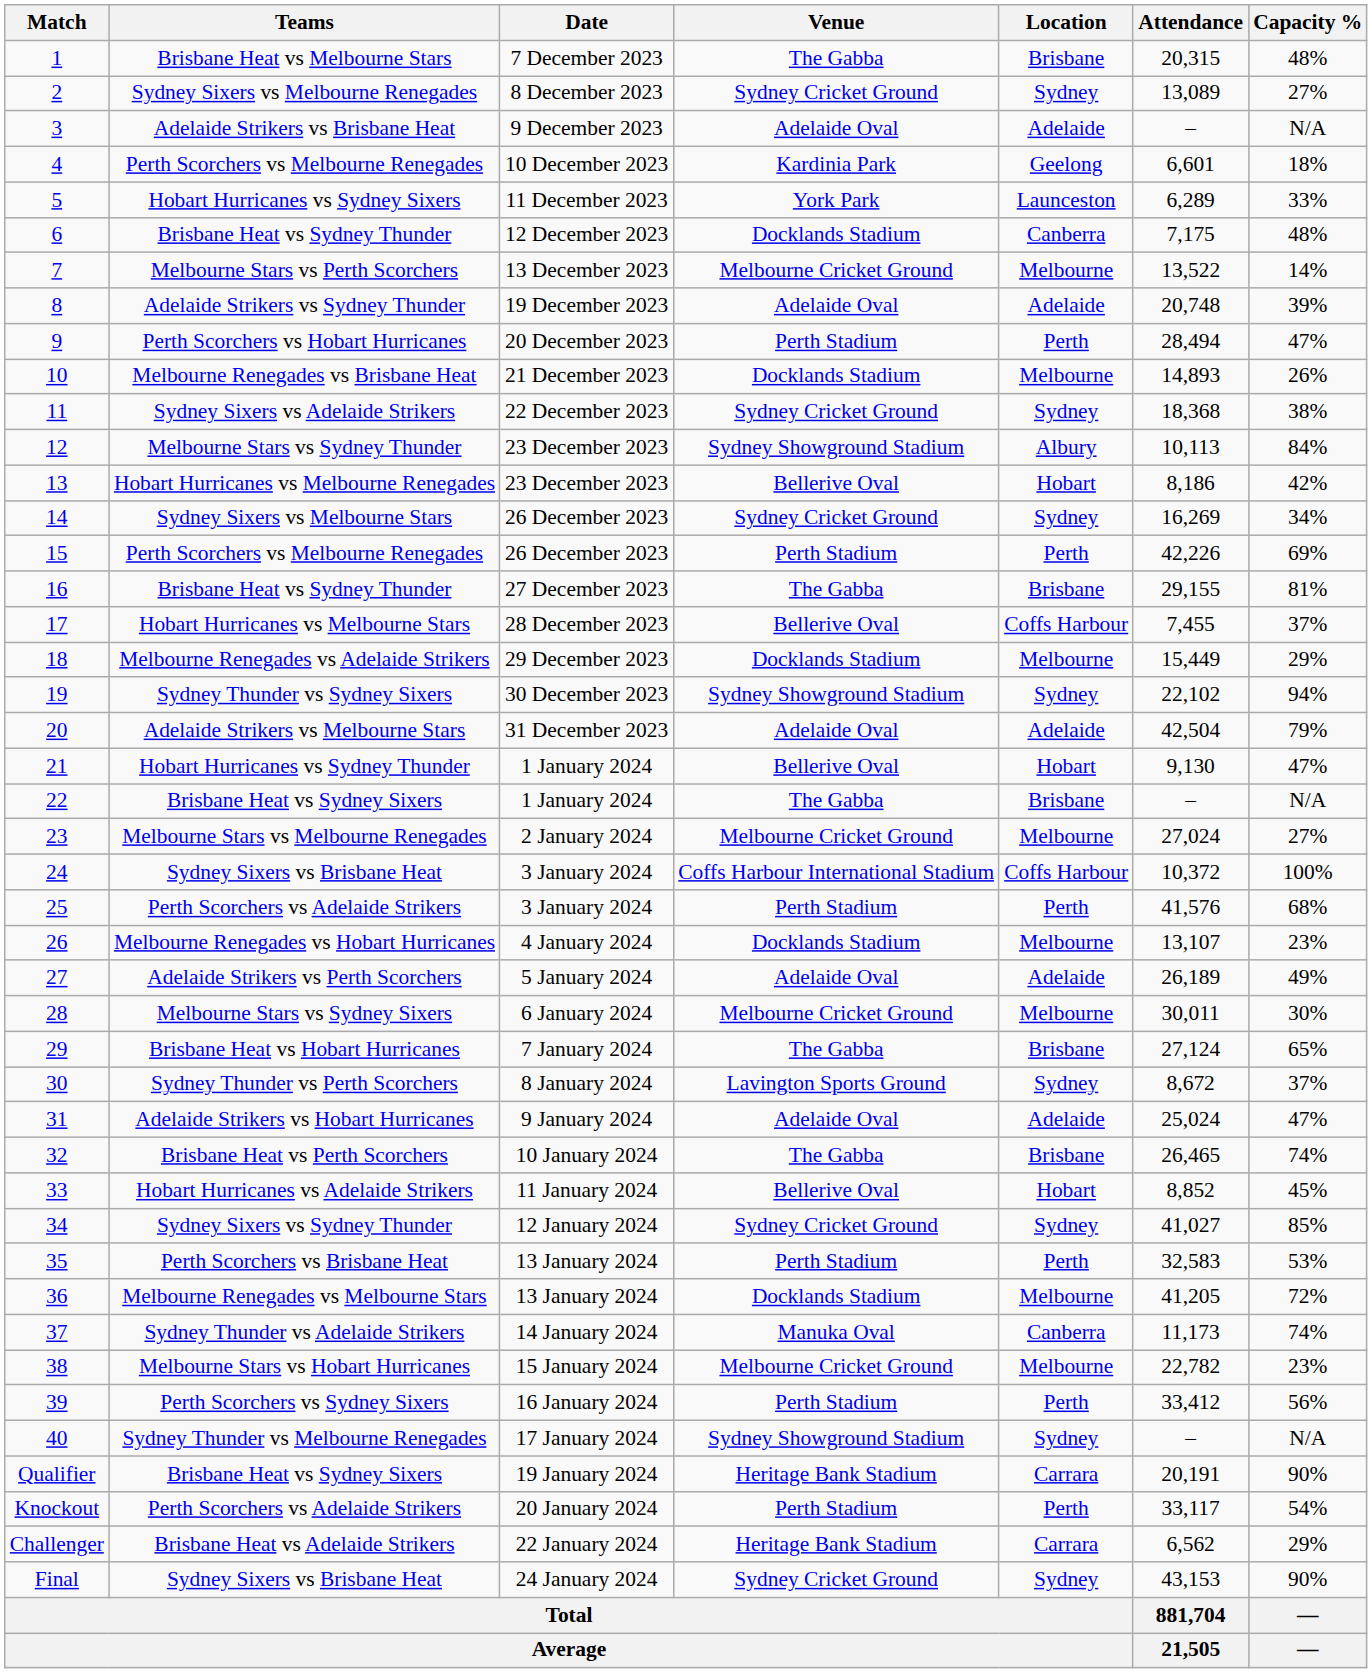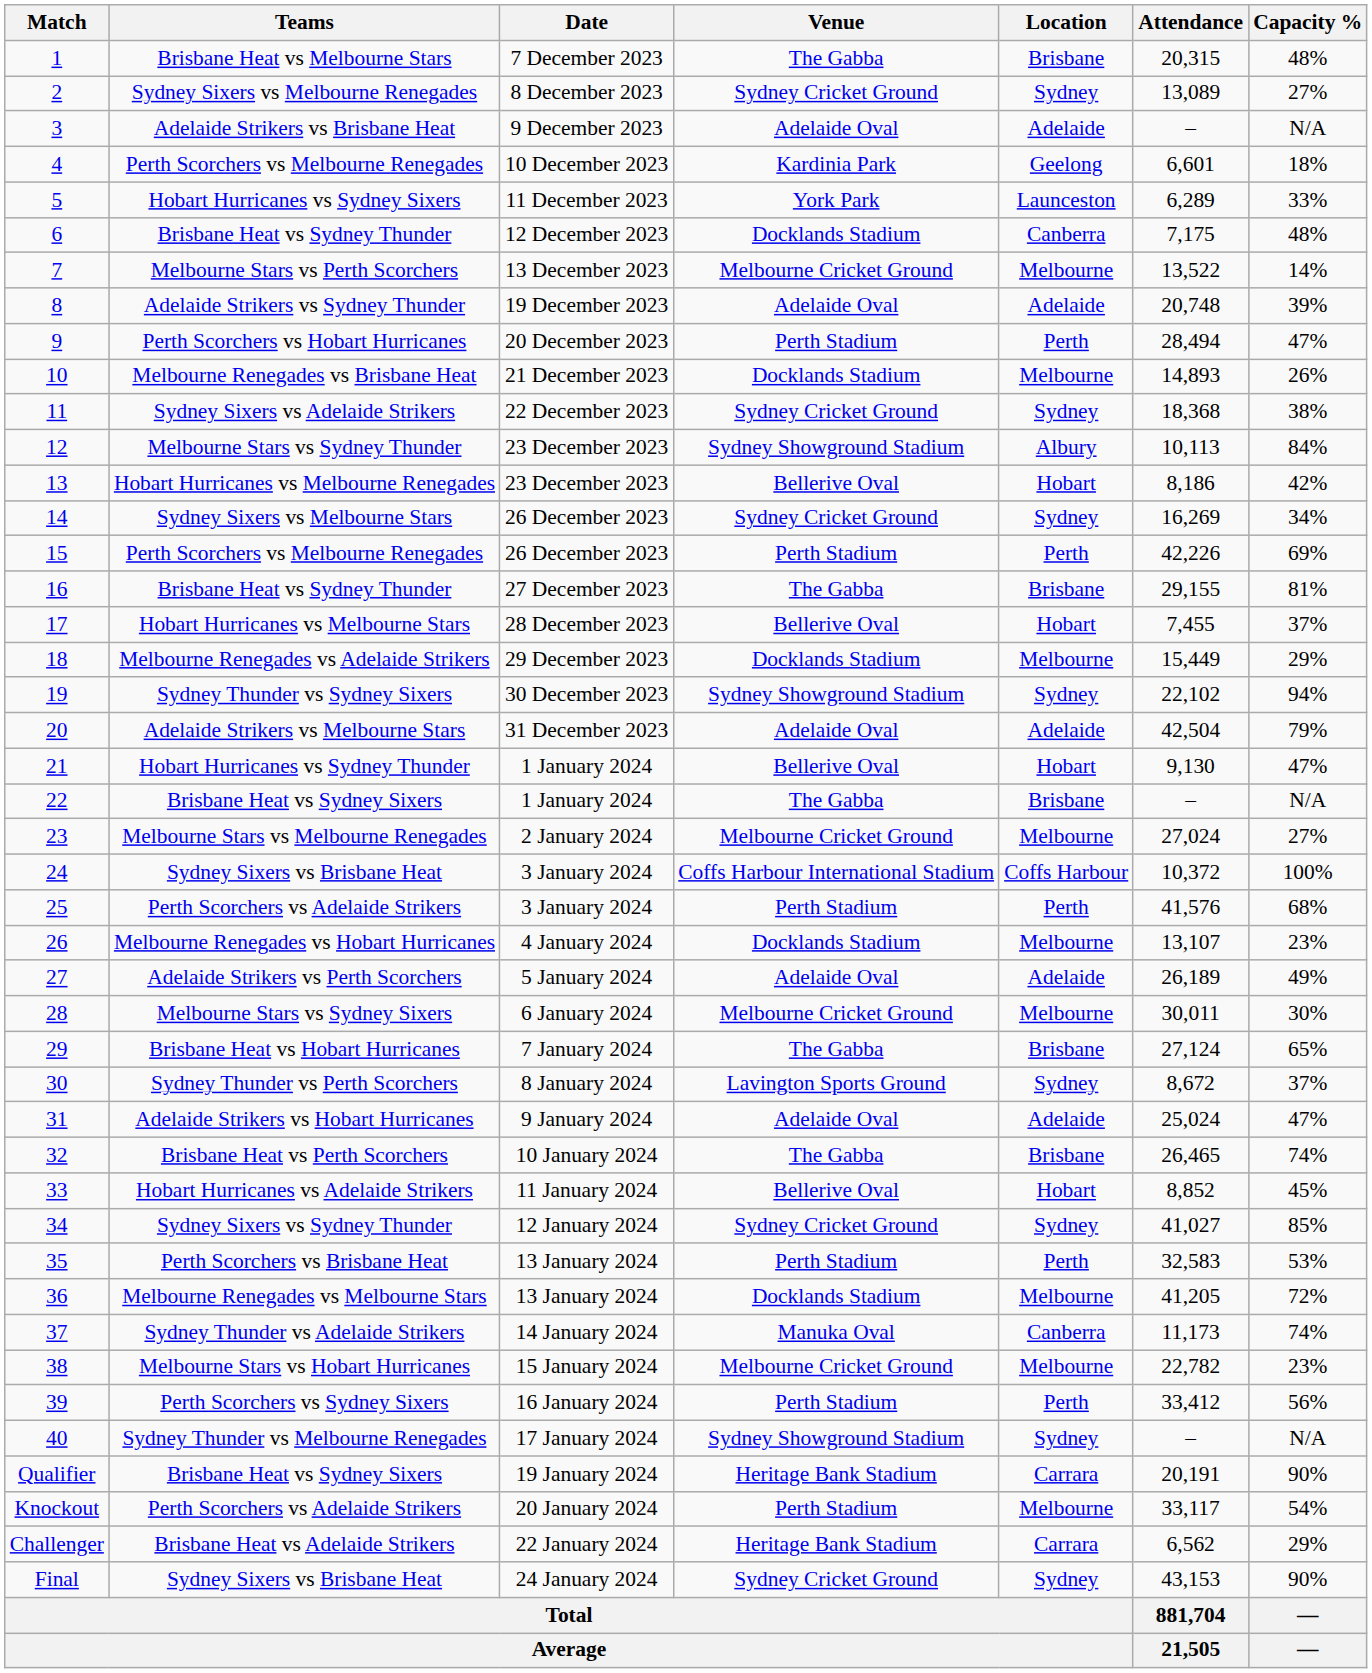(1066, 624) Coffs Harbour -> (1066, 624) Hobart
(1066, 1508) Perth -> (1066, 1508) Melbourne
